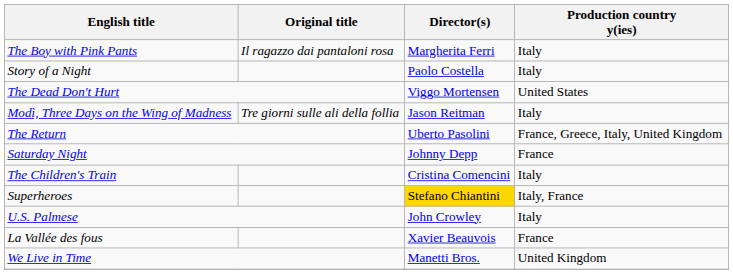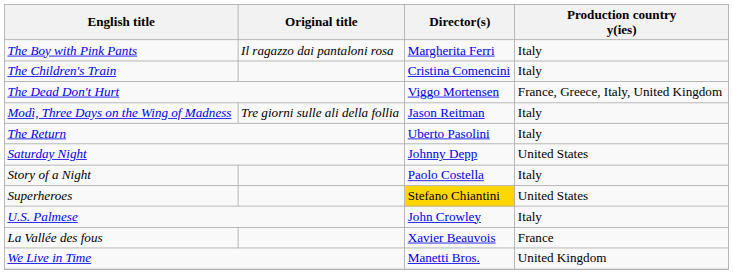rows swapped: (62, 175) <-> (49, 71)
(553, 92) United States -> (620, 92) France, Greece, Italy, United Kingdom
(620, 133) France, Greece, Italy, United Kingdom -> (530, 133) Italy
(536, 154) France -> (553, 154) United States
(551, 196) Italy, France -> (553, 196) United States
